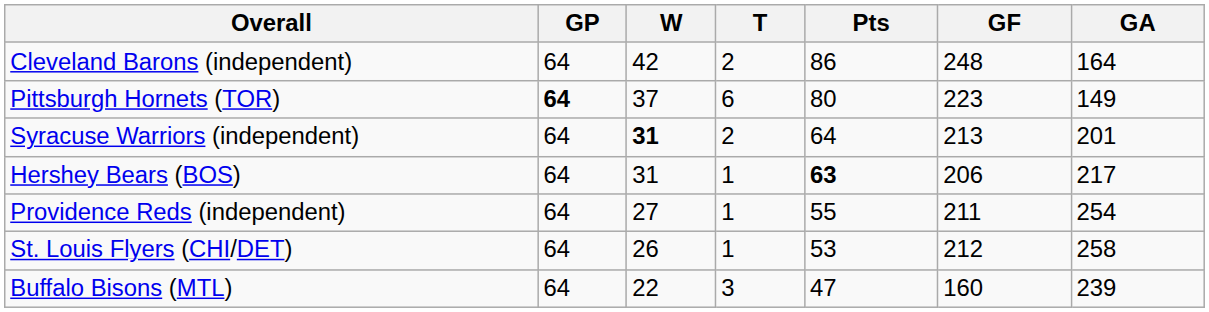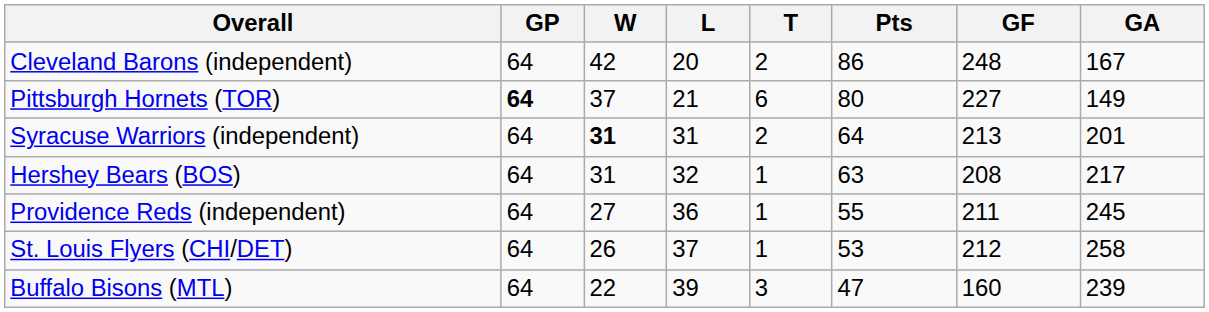+ column: (708, 23)
(1096, 61) 164 -> (1106, 61) 167
(963, 99) 223 -> (982, 99) 227
(823, 174) bold -> (851, 174) normal
(963, 174) 206 -> (982, 174) 208
(1096, 212) 254 -> (1106, 212) 245
